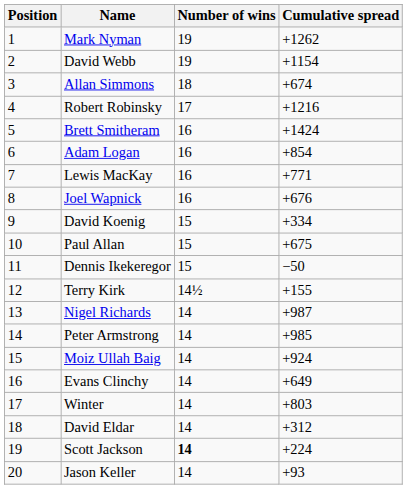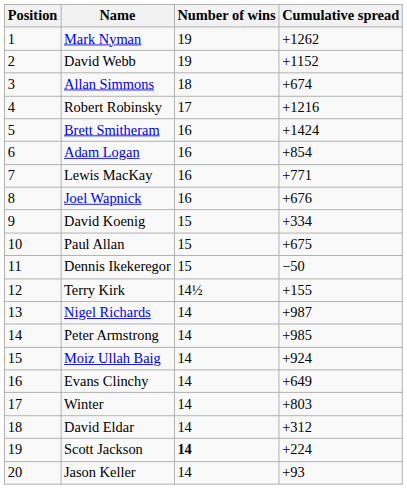(300, 61) +1154 -> (300, 61) +1152
